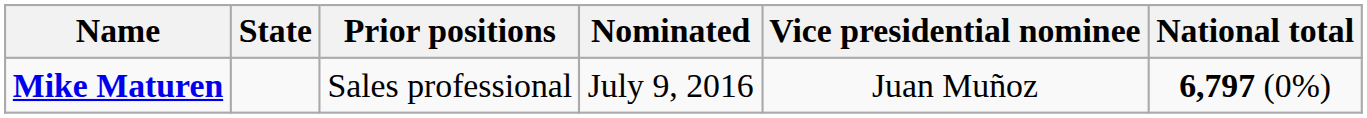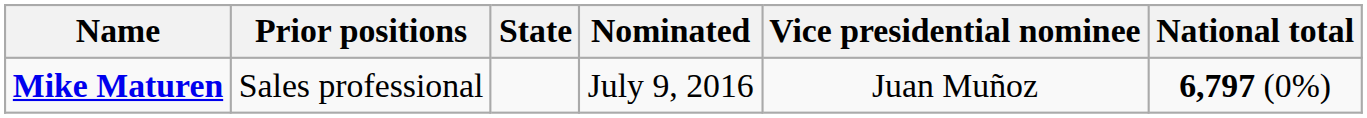columns swapped: (450, 31) <-> (275, 31)
